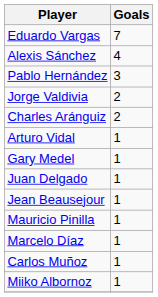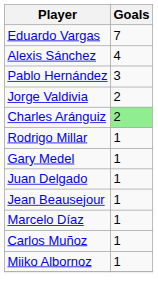(117, 117) no background -> (117, 117) lightgreen background
+ row: (47, 138)
- row: (41, 138)
- row: (51, 220)
